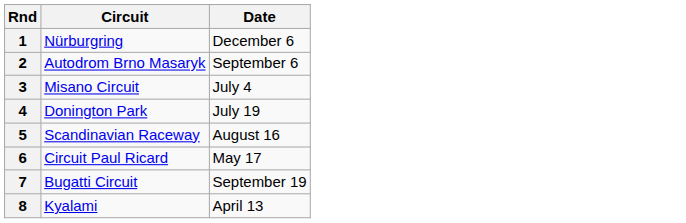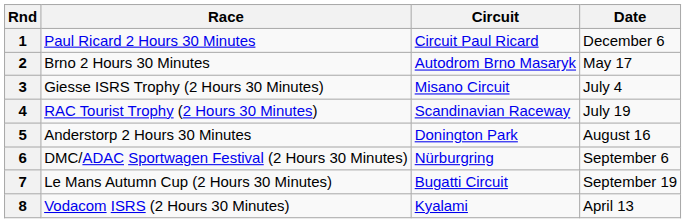+ column: (226, 17)
(84, 40) Nürburgring -> (477, 40) Circuit Paul Ricard
(255, 64) September 6 -> (608, 64) May 17
(96, 111) Donington Park -> (492, 111) Scandinavian Raceway
(122, 135) Scandinavian Raceway -> (466, 135) Donington Park
(106, 159) Circuit Paul Ricard -> (454, 159) Nürburgring
(237, 159) May 17 -> (626, 159) September 6
